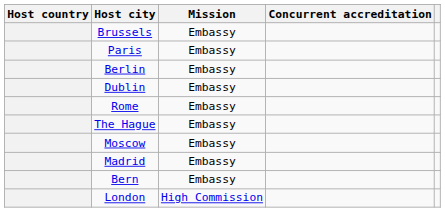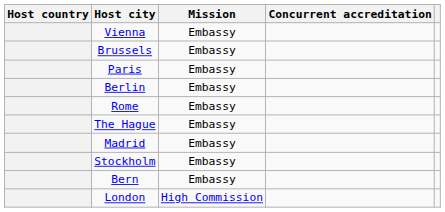+ row: (125, 32)
- row: (125, 87)
- row: (125, 143)
+ row: (125, 161)
